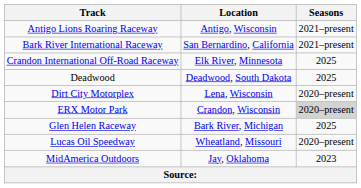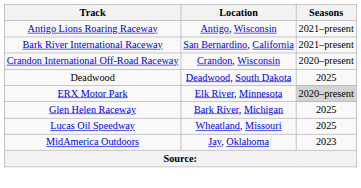(239, 61) Elk River, Minnesota -> (239, 61) Crandon, Wisconsin
(326, 61) 2025 -> (326, 61) 2020–present
- row: (93, 93)
(239, 110) Crandon, Wisconsin -> (239, 93) Elk River, Minnesota
(326, 142) 2020–present -> (326, 126) 2025
